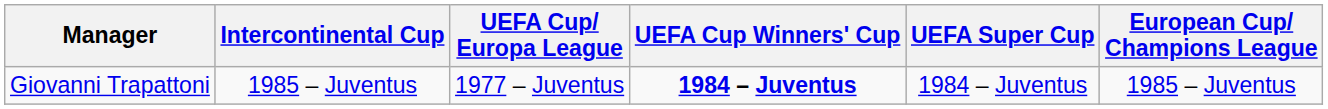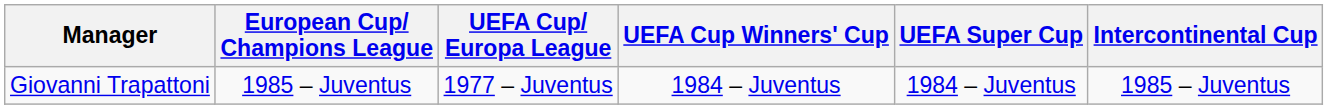columns swapped: (1211, 35) <-> (332, 35)
(768, 85) bold -> (756, 85) normal
